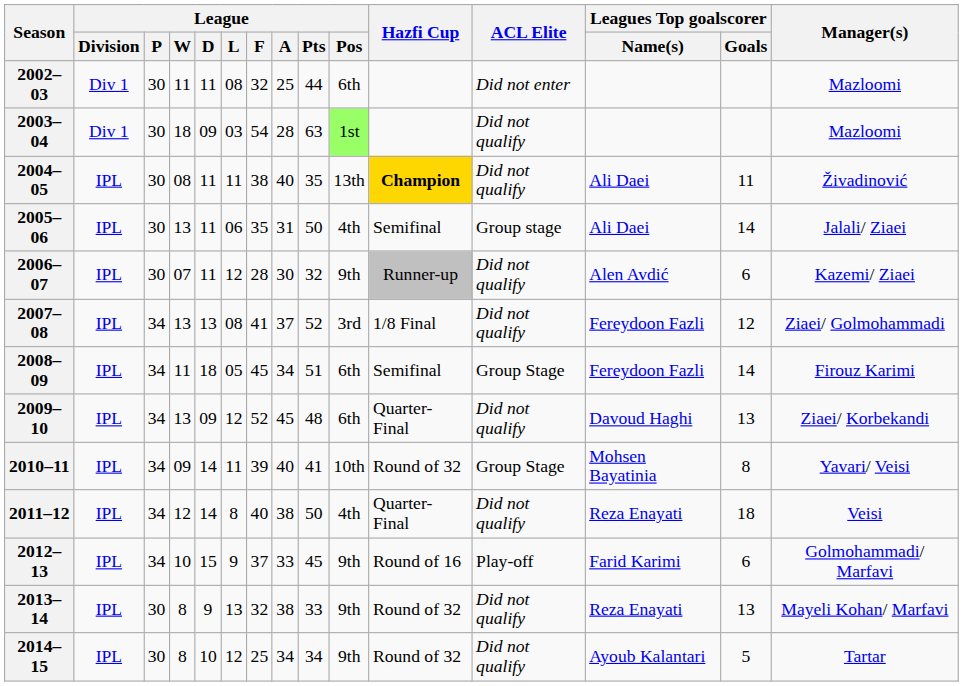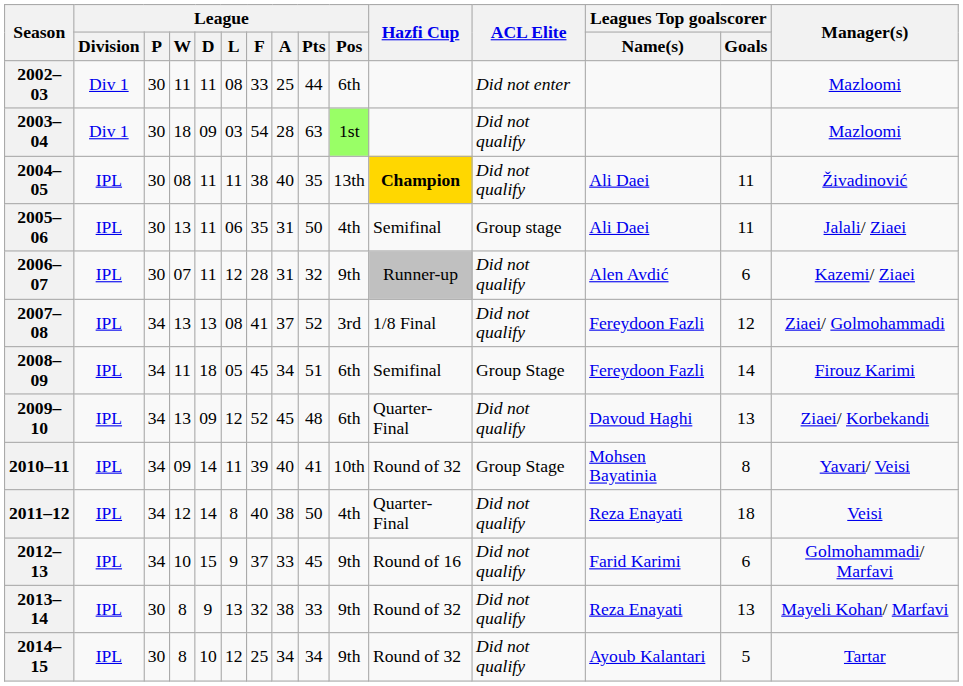(259, 84) 32 -> (259, 84) 33
(746, 227) 14 -> (746, 227) 11
(285, 275) 30 -> (285, 275) 31
(505, 561) Play-off -> (503, 561) Did not qualify
